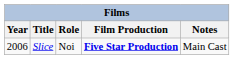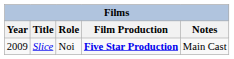(17, 46) 2006 -> (17, 46) 2009
